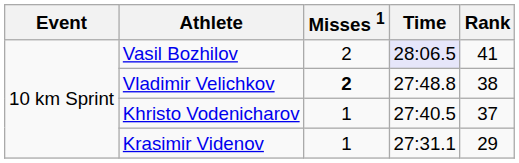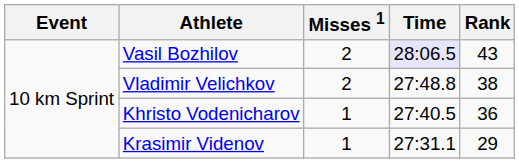(488, 54) 41 -> (488, 54) 43
(347, 84) bold -> (347, 84) normal
(488, 113) 37 -> (488, 113) 36
